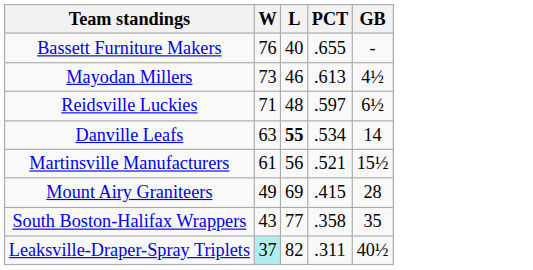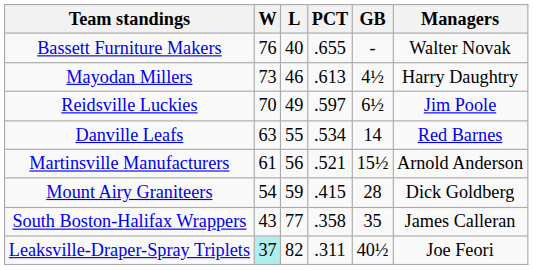+ column: (460, 18)
(268, 105) 71 -> (268, 105) 70
(294, 105) 48 -> (294, 105) 49
(294, 134) bold -> (294, 134) normal
(268, 192) 49 -> (268, 192) 54
(294, 192) 69 -> (294, 192) 59
